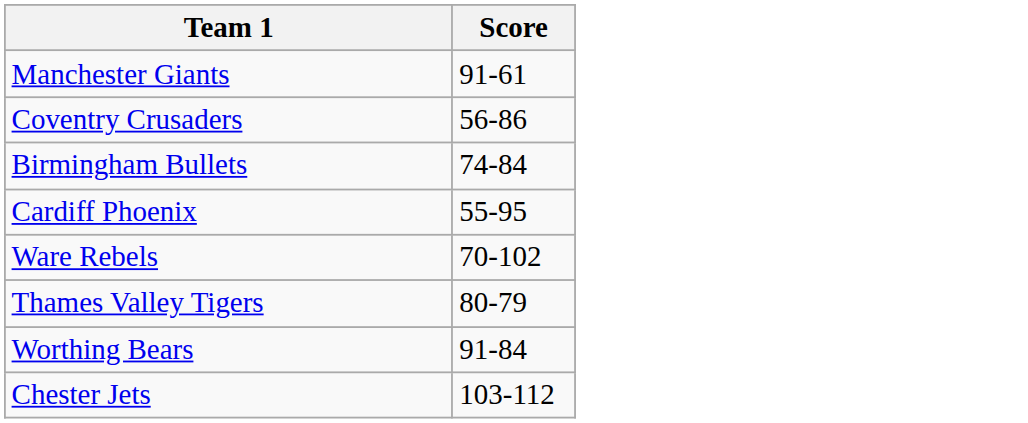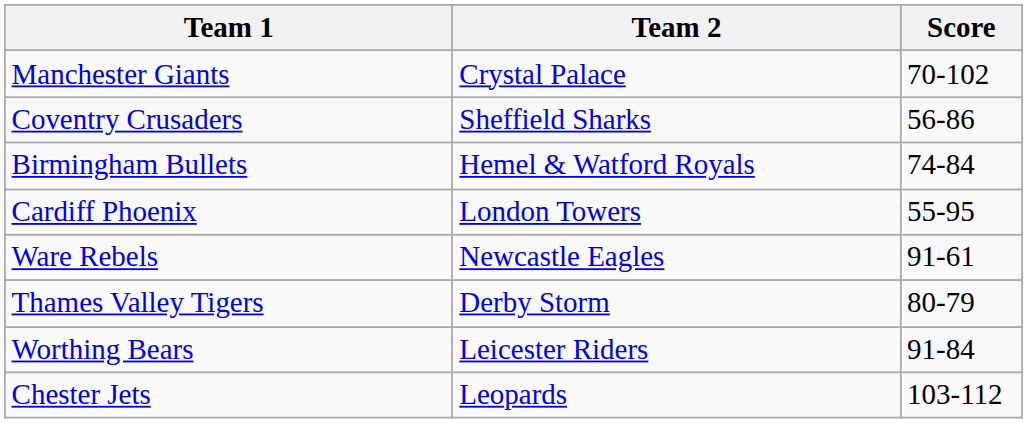+ column: (677, 27)
(493, 73) 91-61 -> (948, 73) 70-102
(500, 257) 70-102 -> (941, 257) 91-61
